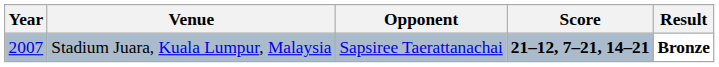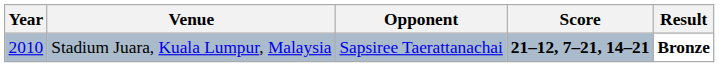(26, 47) 2007 -> (26, 47) 2010
